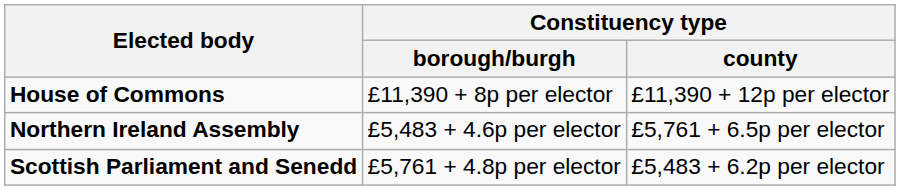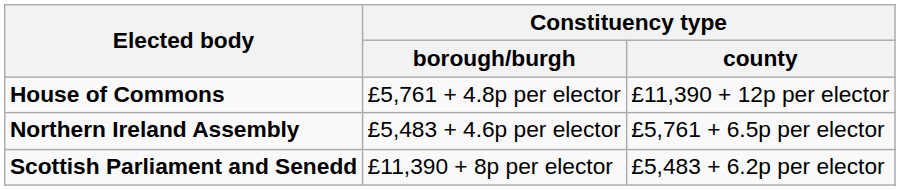(490, 94) £11,390 + 8p per elector -> (494, 94) £5,761 + 4.8p per elector
(494, 166) £5,761 + 4.8p per elector -> (490, 166) £11,390 + 8p per elector
